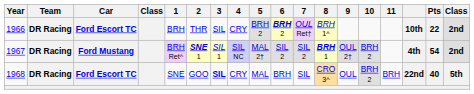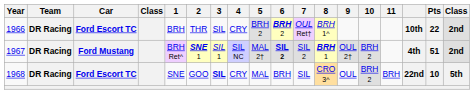(282, 51) normal -> (282, 51) bold
(434, 51) 54 -> (434, 51) 51
(434, 74) 40 -> (434, 74) 10
